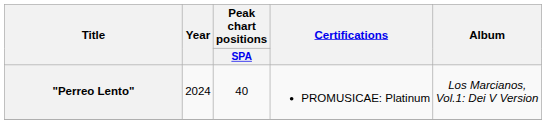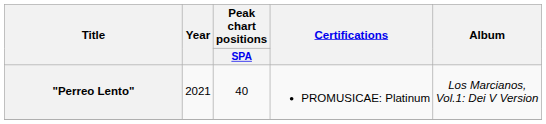(198, 92) 2024 -> (198, 92) 2021
